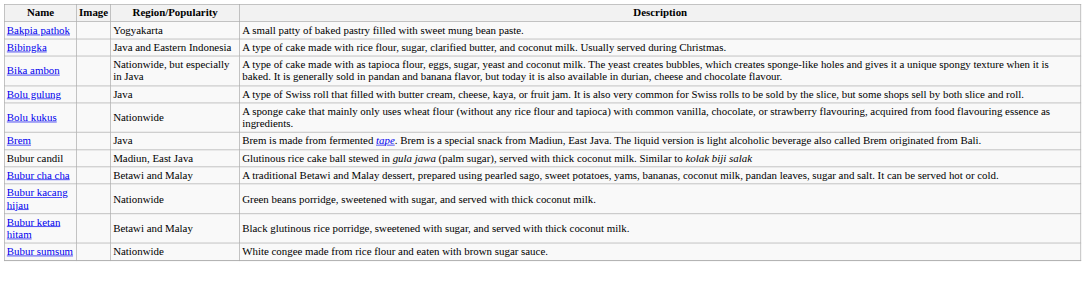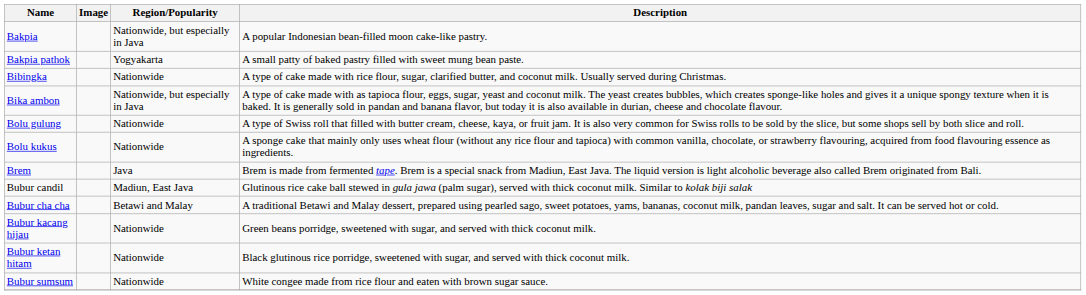+ row: (22, 36)
(172, 47) Java and Eastern Indonesia -> (139, 77) Nationwide
(123, 94) Java -> (139, 123) Nationwide
(153, 228) Betawi and Malay -> (139, 258) Nationwide
